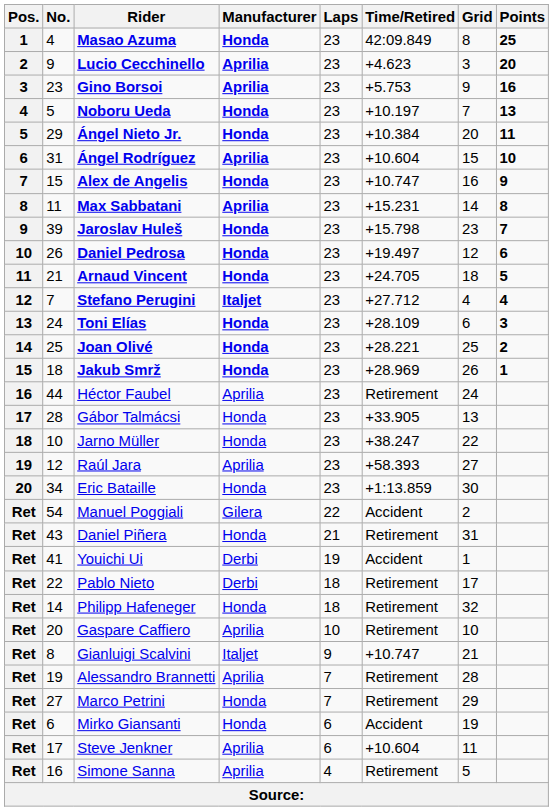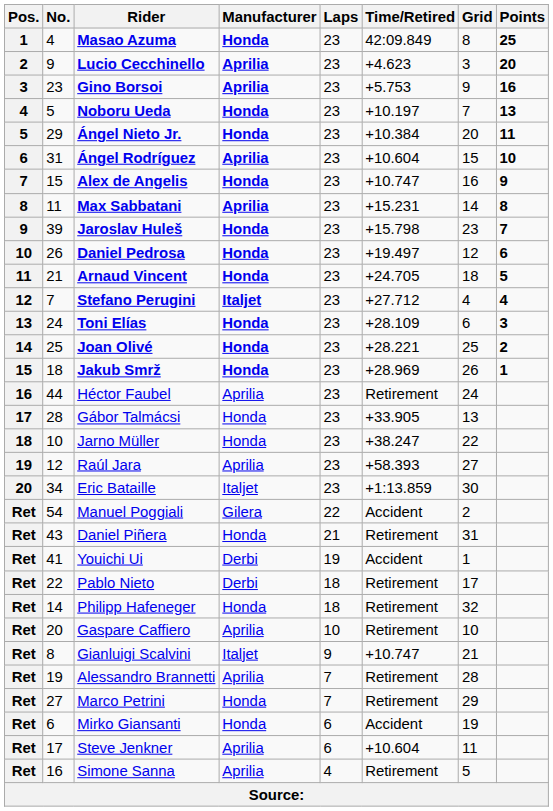(244, 488) Honda -> (240, 488) Italjet
